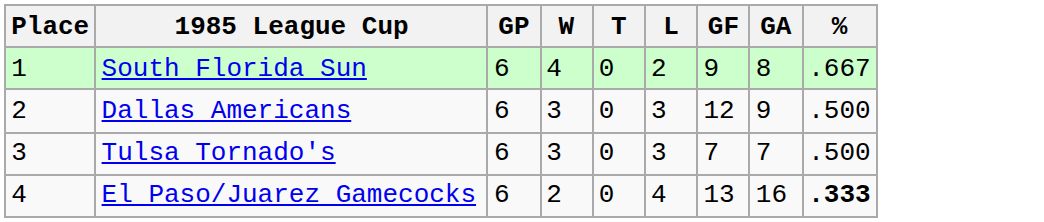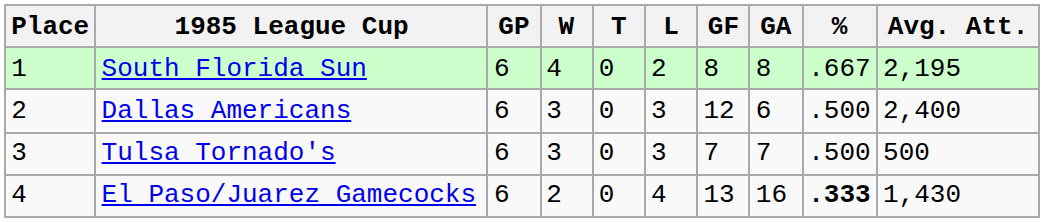+ column: (958, 26)
(711, 69) 9 -> (711, 69) 8
(764, 111) 9 -> (764, 111) 6
